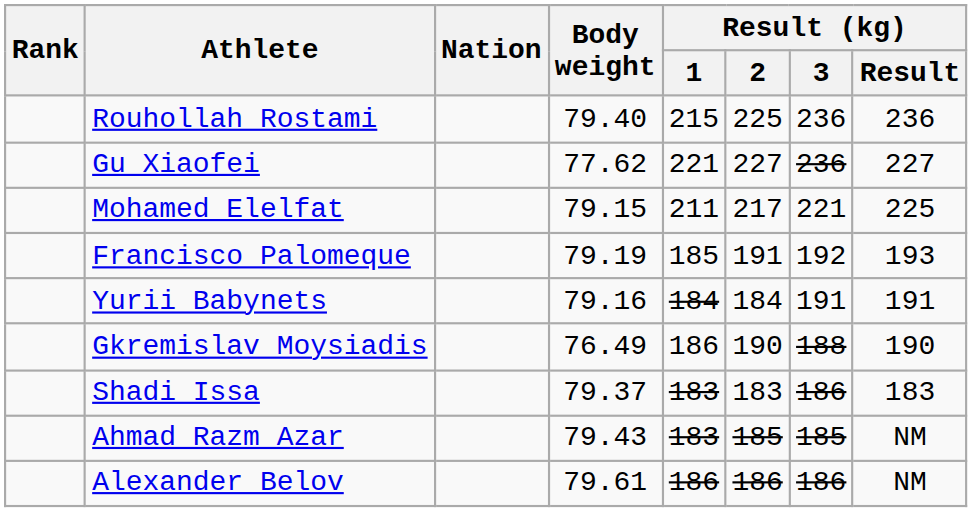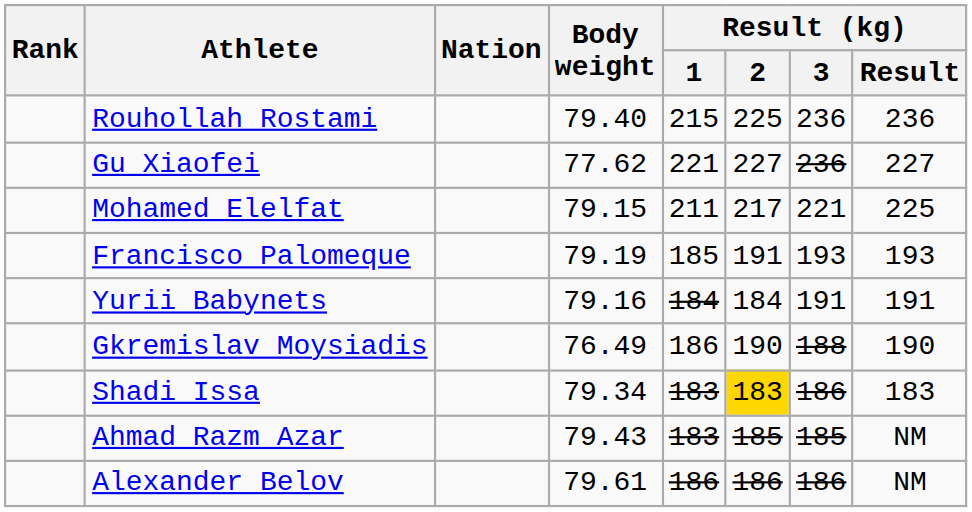(821, 256) 192 -> (821, 256) 193
(605, 392) 79.37 -> (605, 392) 79.34
(758, 392) no background -> (758, 392) gold background
